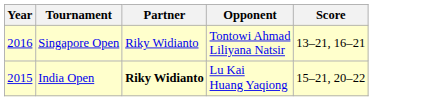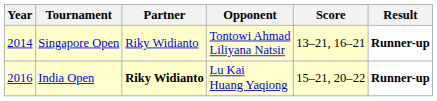+ column: (400, 15)
(20, 43) 2016 -> (20, 43) 2014
(20, 78) 2015 -> (20, 78) 2016
